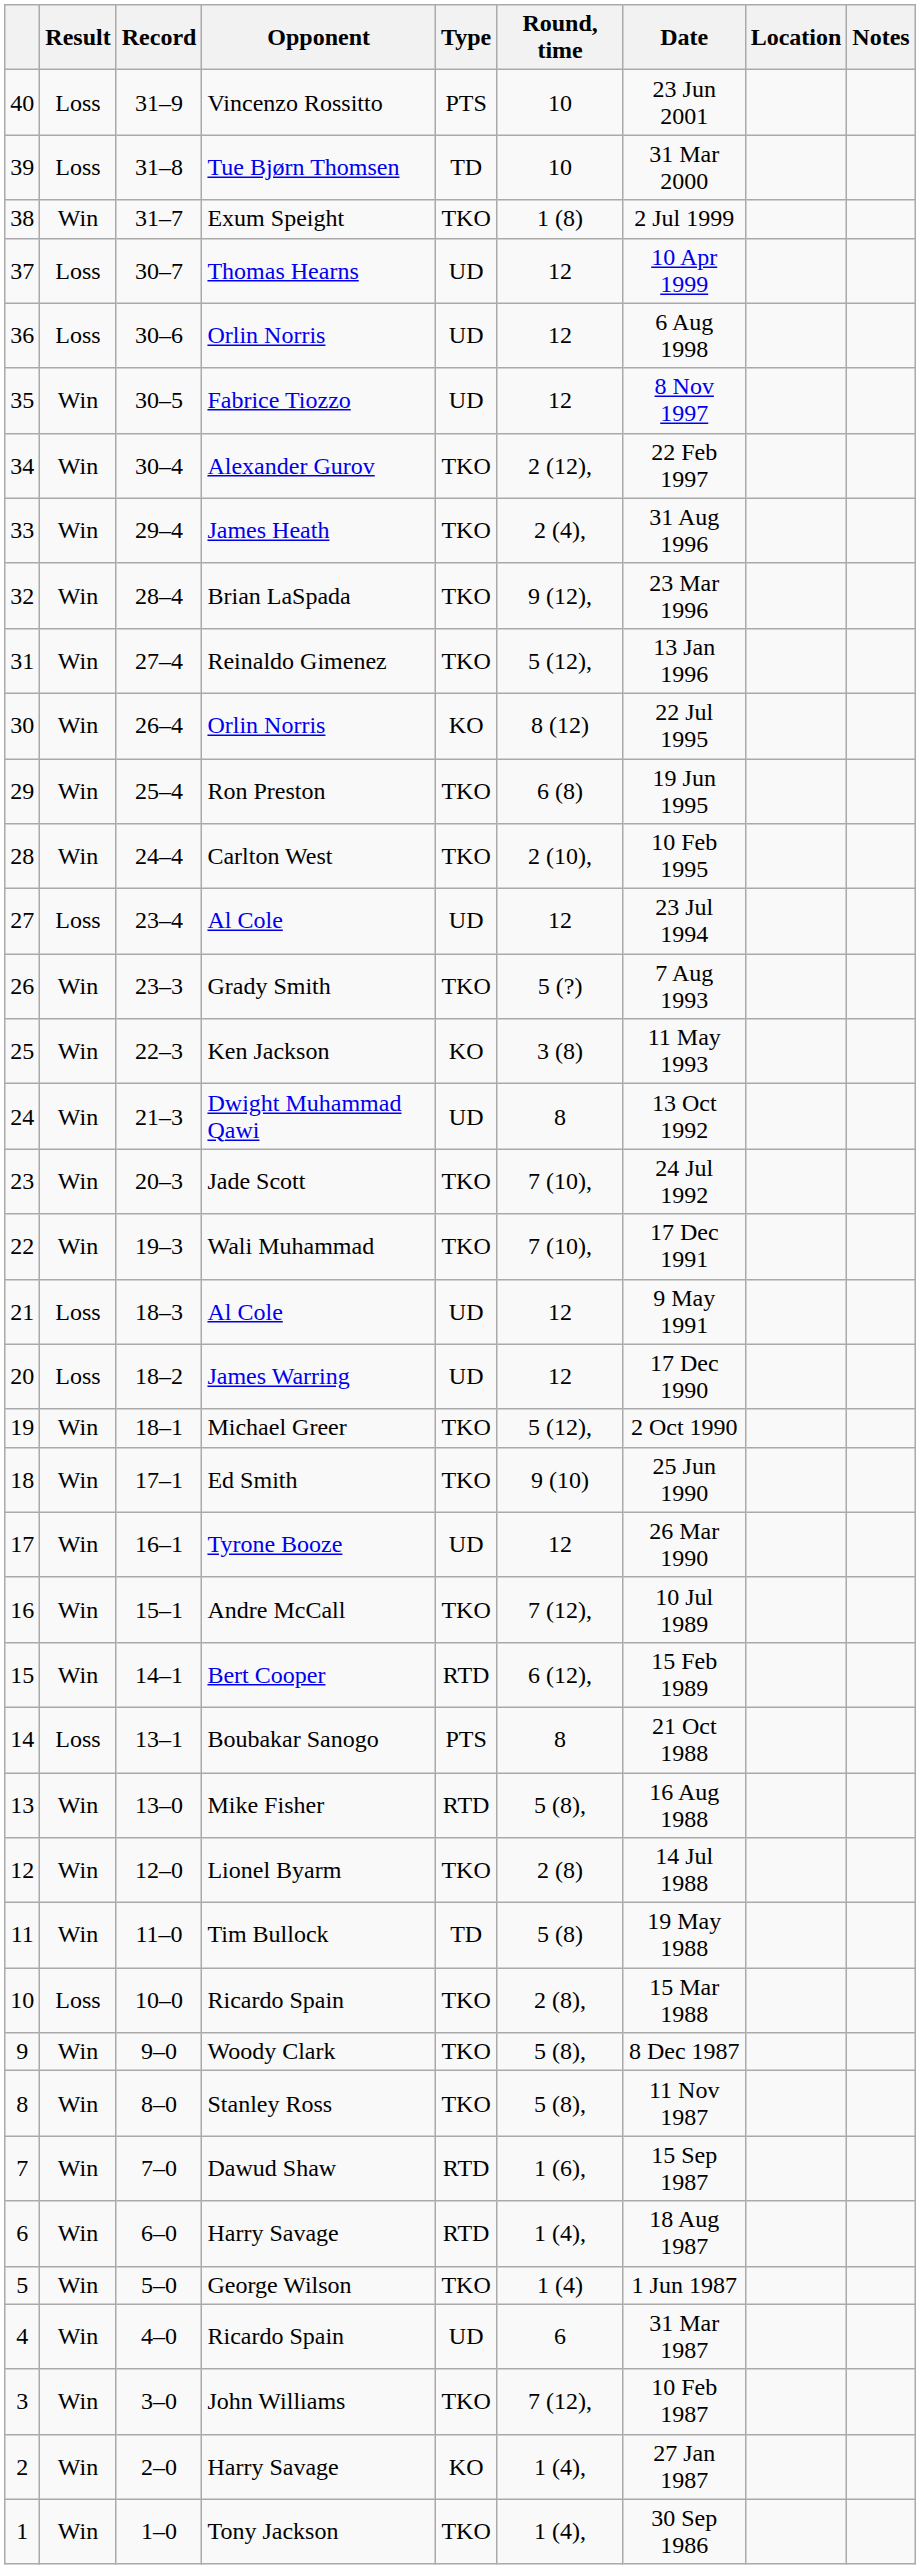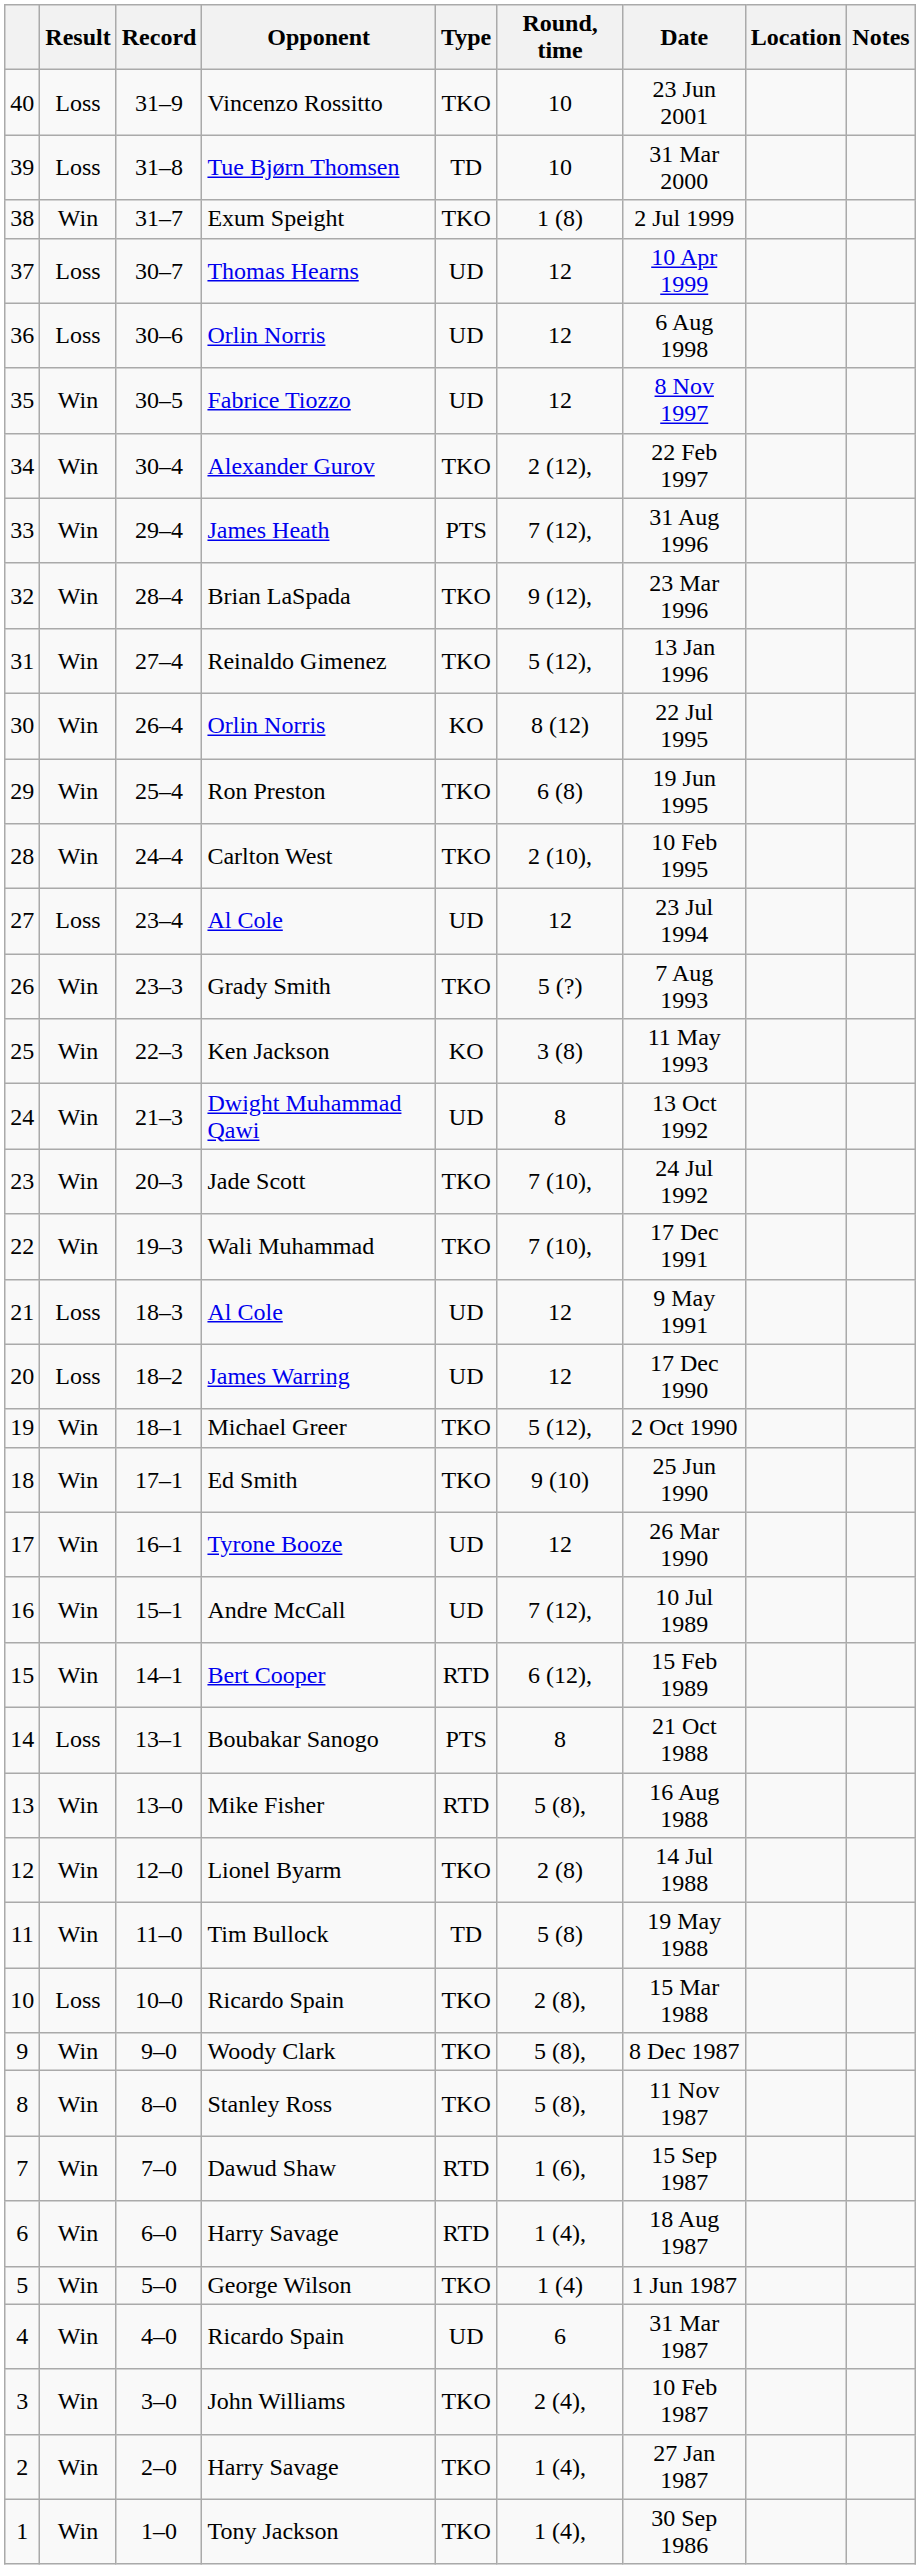(466, 102) PTS -> (466, 102) TKO
(466, 530) TKO -> (466, 530) PTS
(560, 530) 2 (4), -> (560, 530) 7 (12),
(466, 1609) TKO -> (466, 1609) UD
(560, 2401) 7 (12), -> (560, 2401) 2 (4),
(466, 2466) KO -> (466, 2466) TKO
